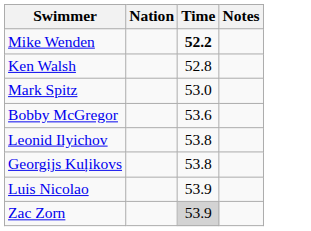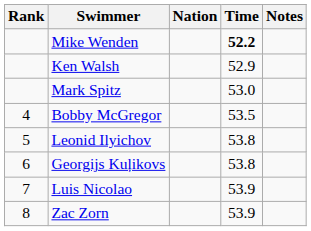+ column: (26, 16)
(198, 66) 52.8 -> (242, 66) 52.9
(198, 115) 53.6 -> (242, 115) 53.5
(198, 213) lightgrey background -> (242, 213) no background
